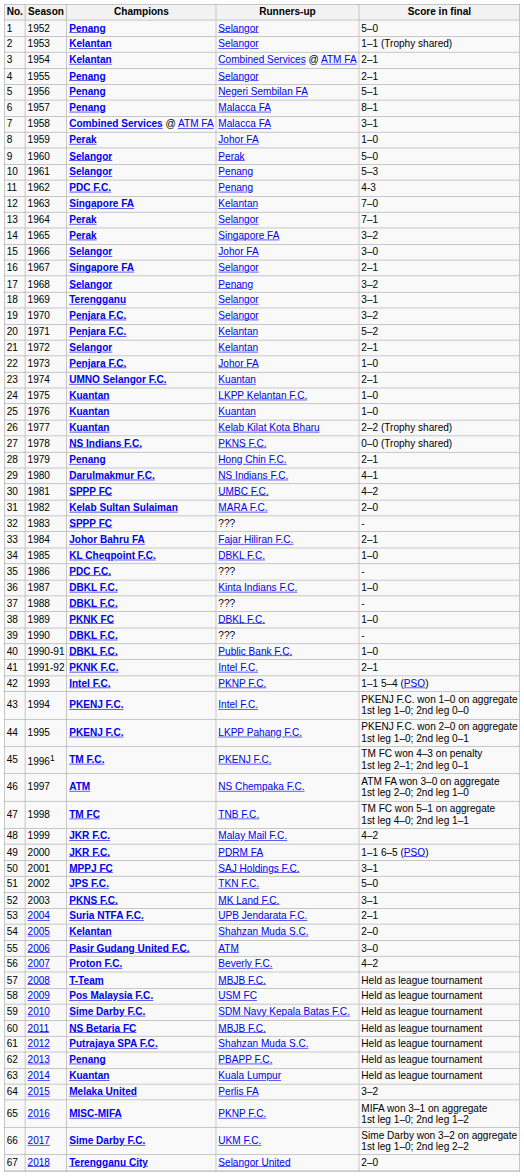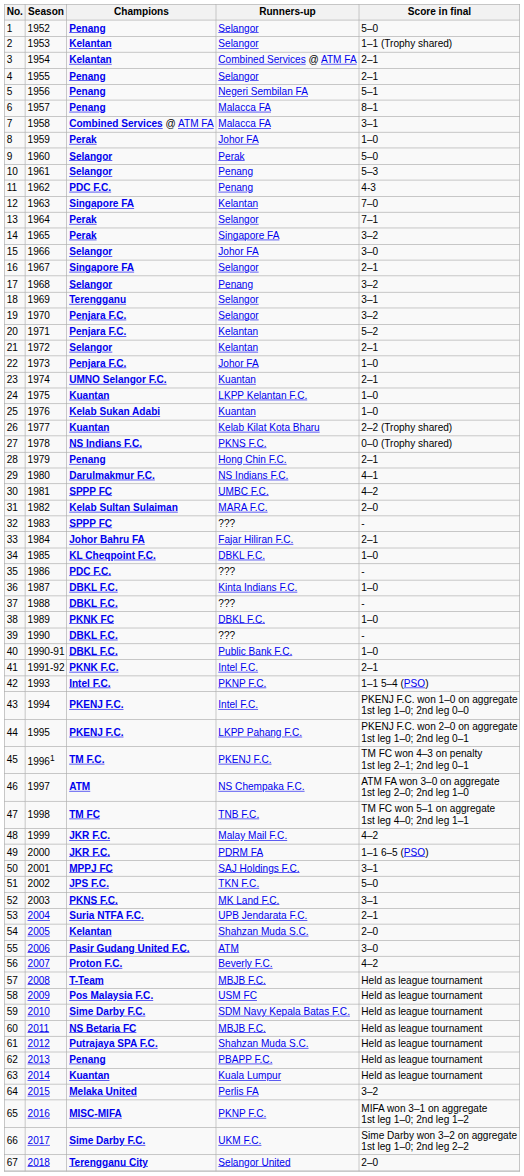(89, 412) Kuantan -> (115, 412) Kelab Sukan Adabi
